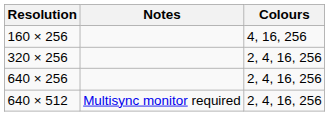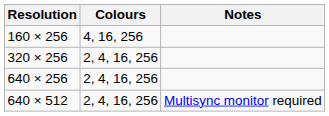columns swapped: (284, 15) <-> (162, 15)
